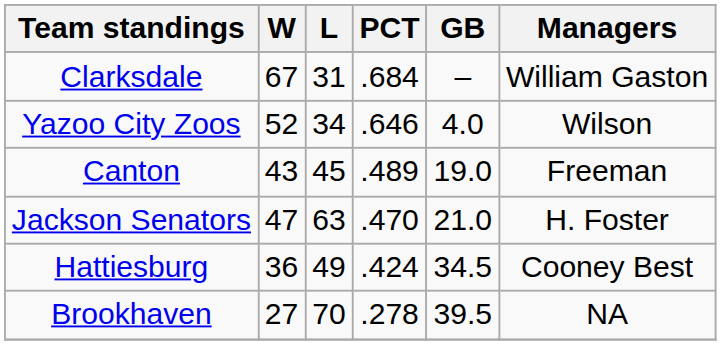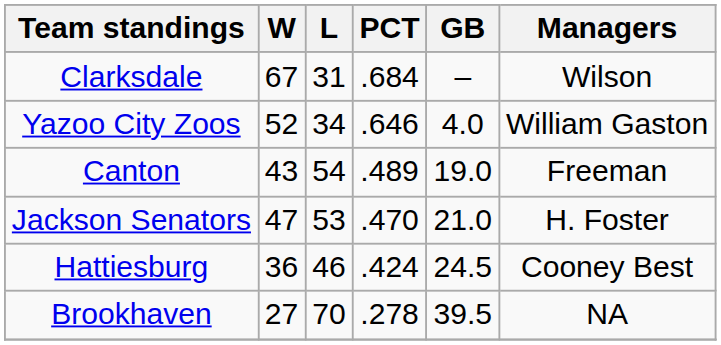(607, 76) William Gaston -> (607, 76) Wilson
(607, 123) Wilson -> (607, 123) William Gaston
(329, 171) 45 -> (329, 171) 54
(329, 219) 63 -> (329, 219) 53
(329, 266) 49 -> (329, 266) 46
(463, 266) 34.5 -> (463, 266) 24.5
